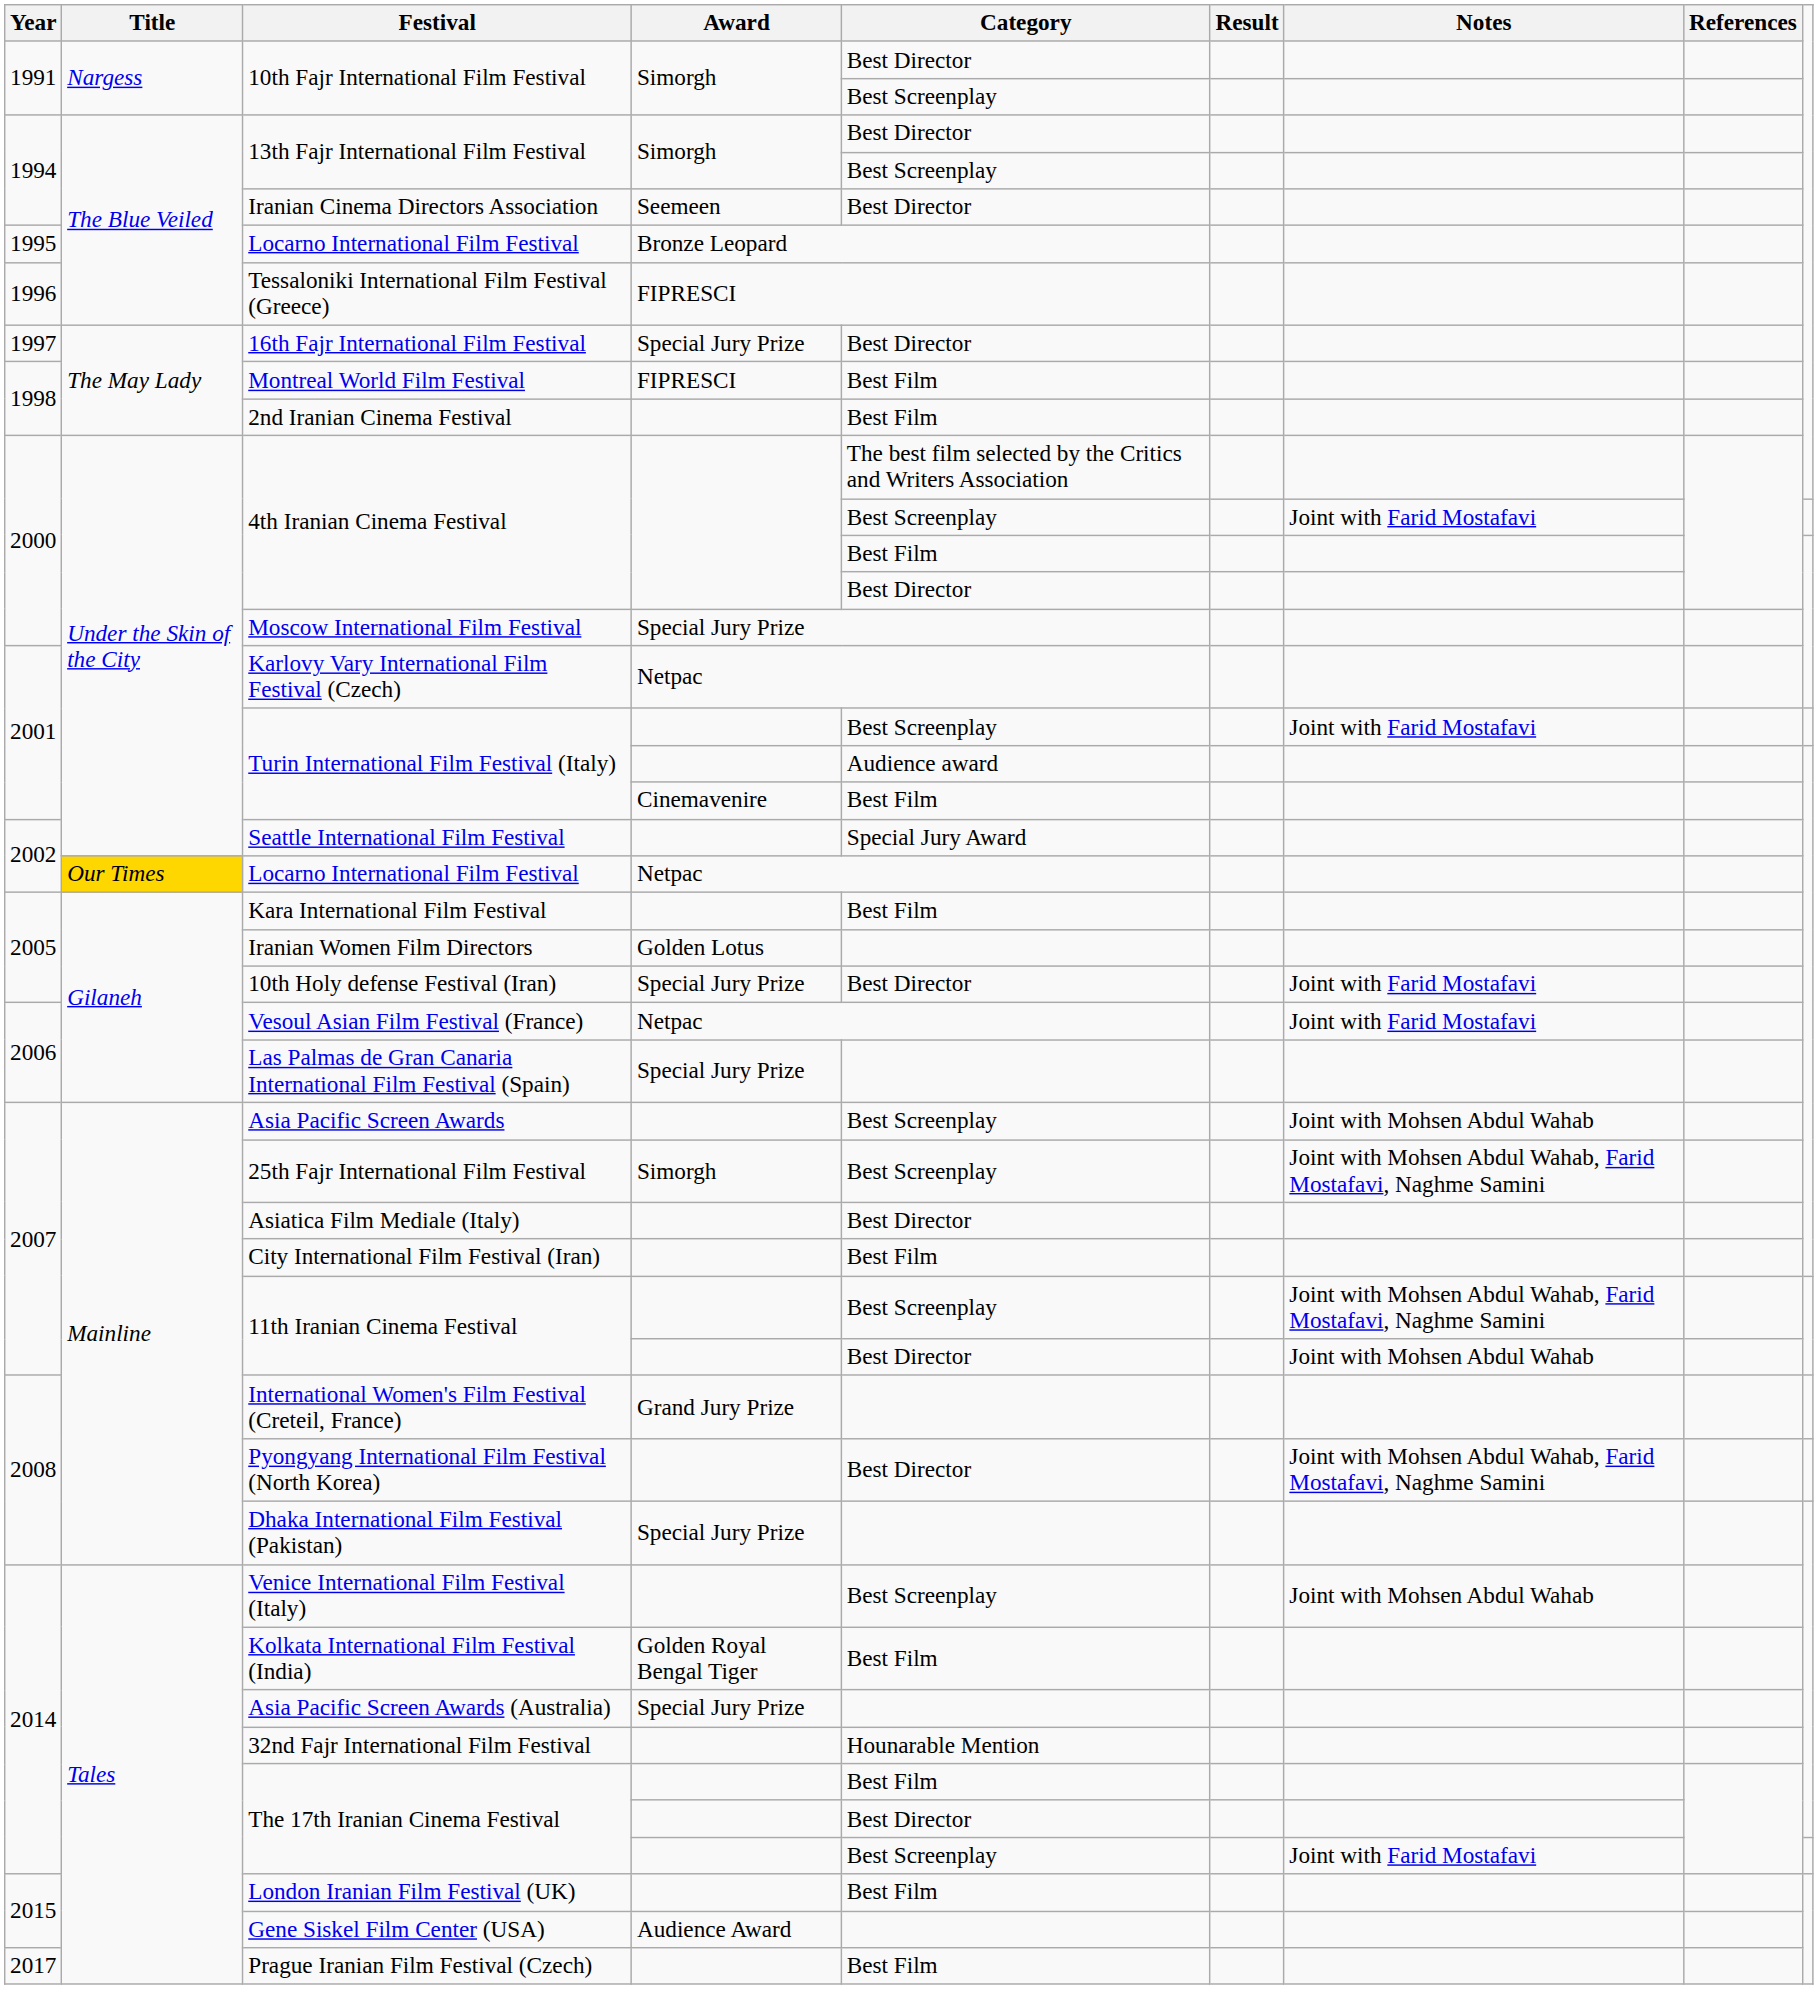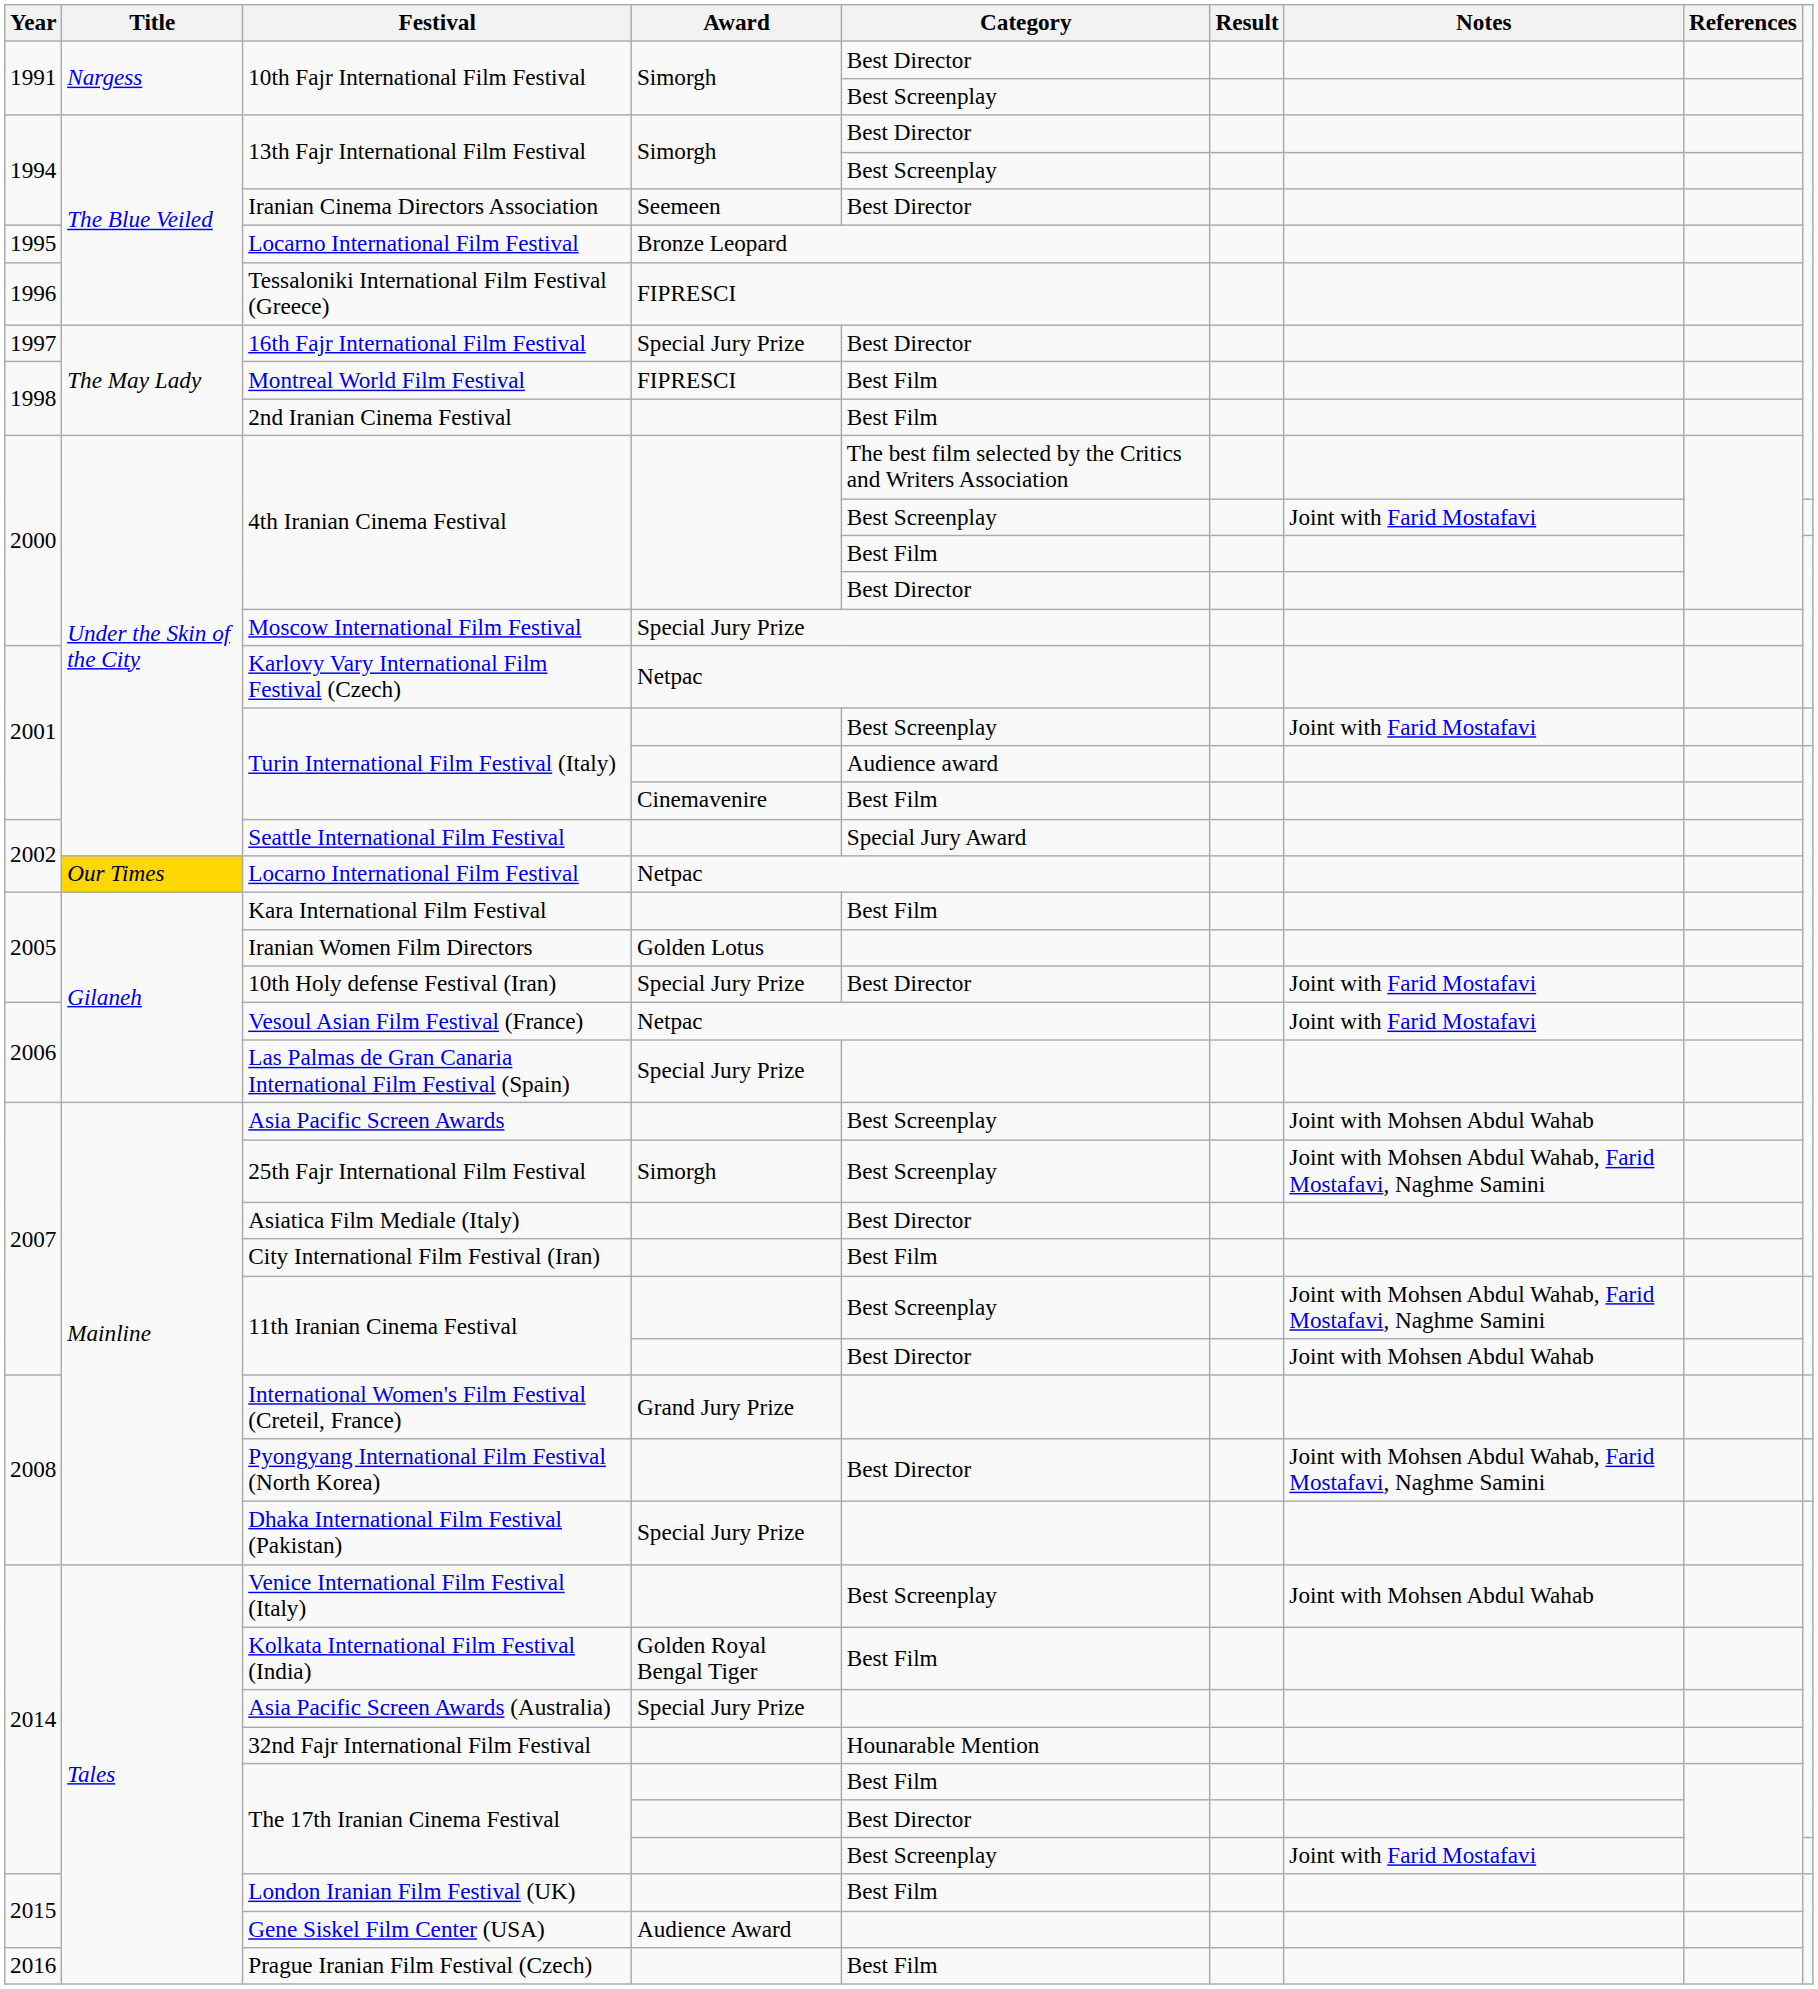(33, 1965) 2017 -> (33, 1965) 2016
